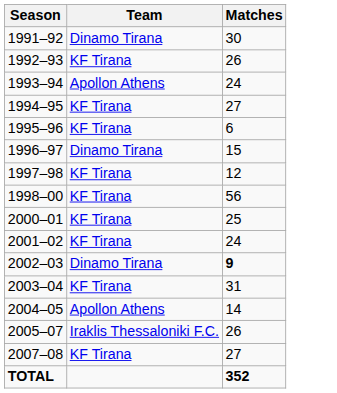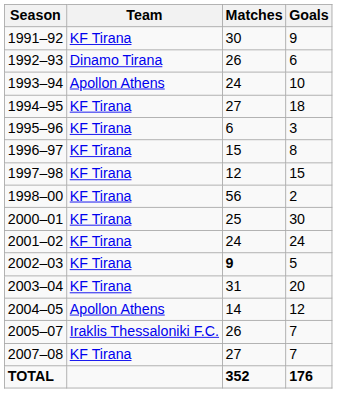+ column: (309, 15)
(116, 38) Dinamo Tirana -> (101, 38) KF Tirana
(101, 60) KF Tirana -> (116, 60) Dinamo Tirana
(116, 151) Dinamo Tirana -> (101, 151) KF Tirana
(116, 264) Dinamo Tirana -> (101, 264) KF Tirana
